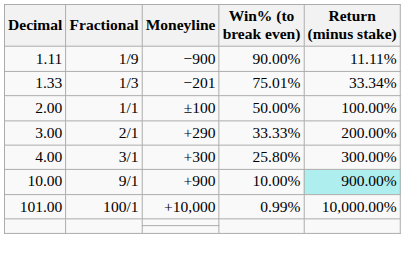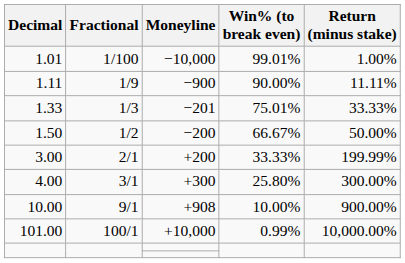+ row: (49, 58)
(373, 83) 33.34% -> (373, 108) 33.33%
+ row: (49, 132)
- row: (49, 108)
(199, 132) +290 -> (199, 157) +200
(369, 132) 200.00% -> (369, 157) 199.99%
(199, 181) +900 -> (199, 206) +908
(369, 181) paleturquoise background -> (369, 206) no background
